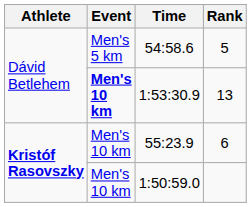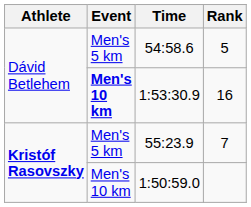(225, 96) 13 -> (225, 96) 16
(111, 143) Men's 10 km -> (110, 143) Men's 5 km
(225, 143) 6 -> (225, 143) 7
